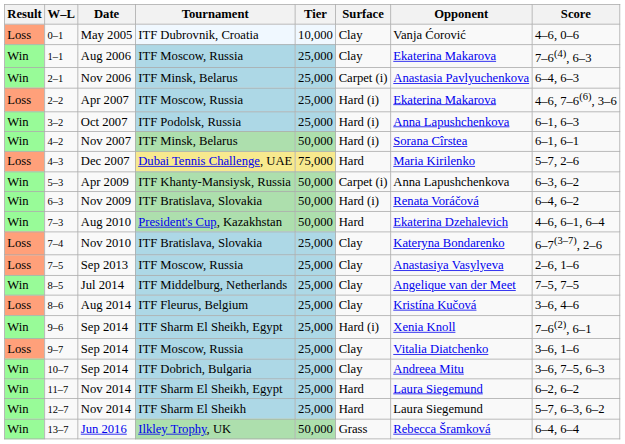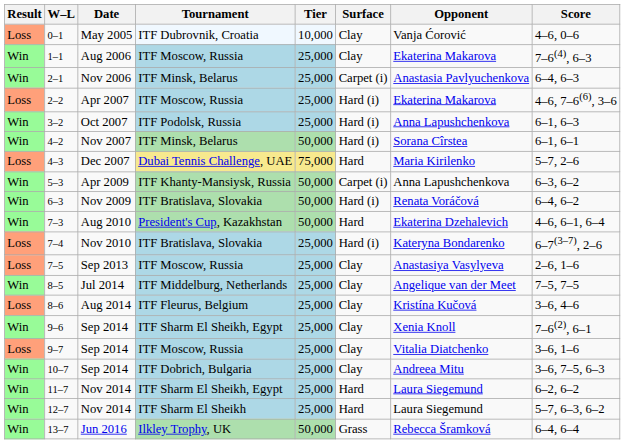(351, 243) Clay -> (359, 243) Hard (i)
(359, 327) Hard (i) -> (351, 327) Clay
